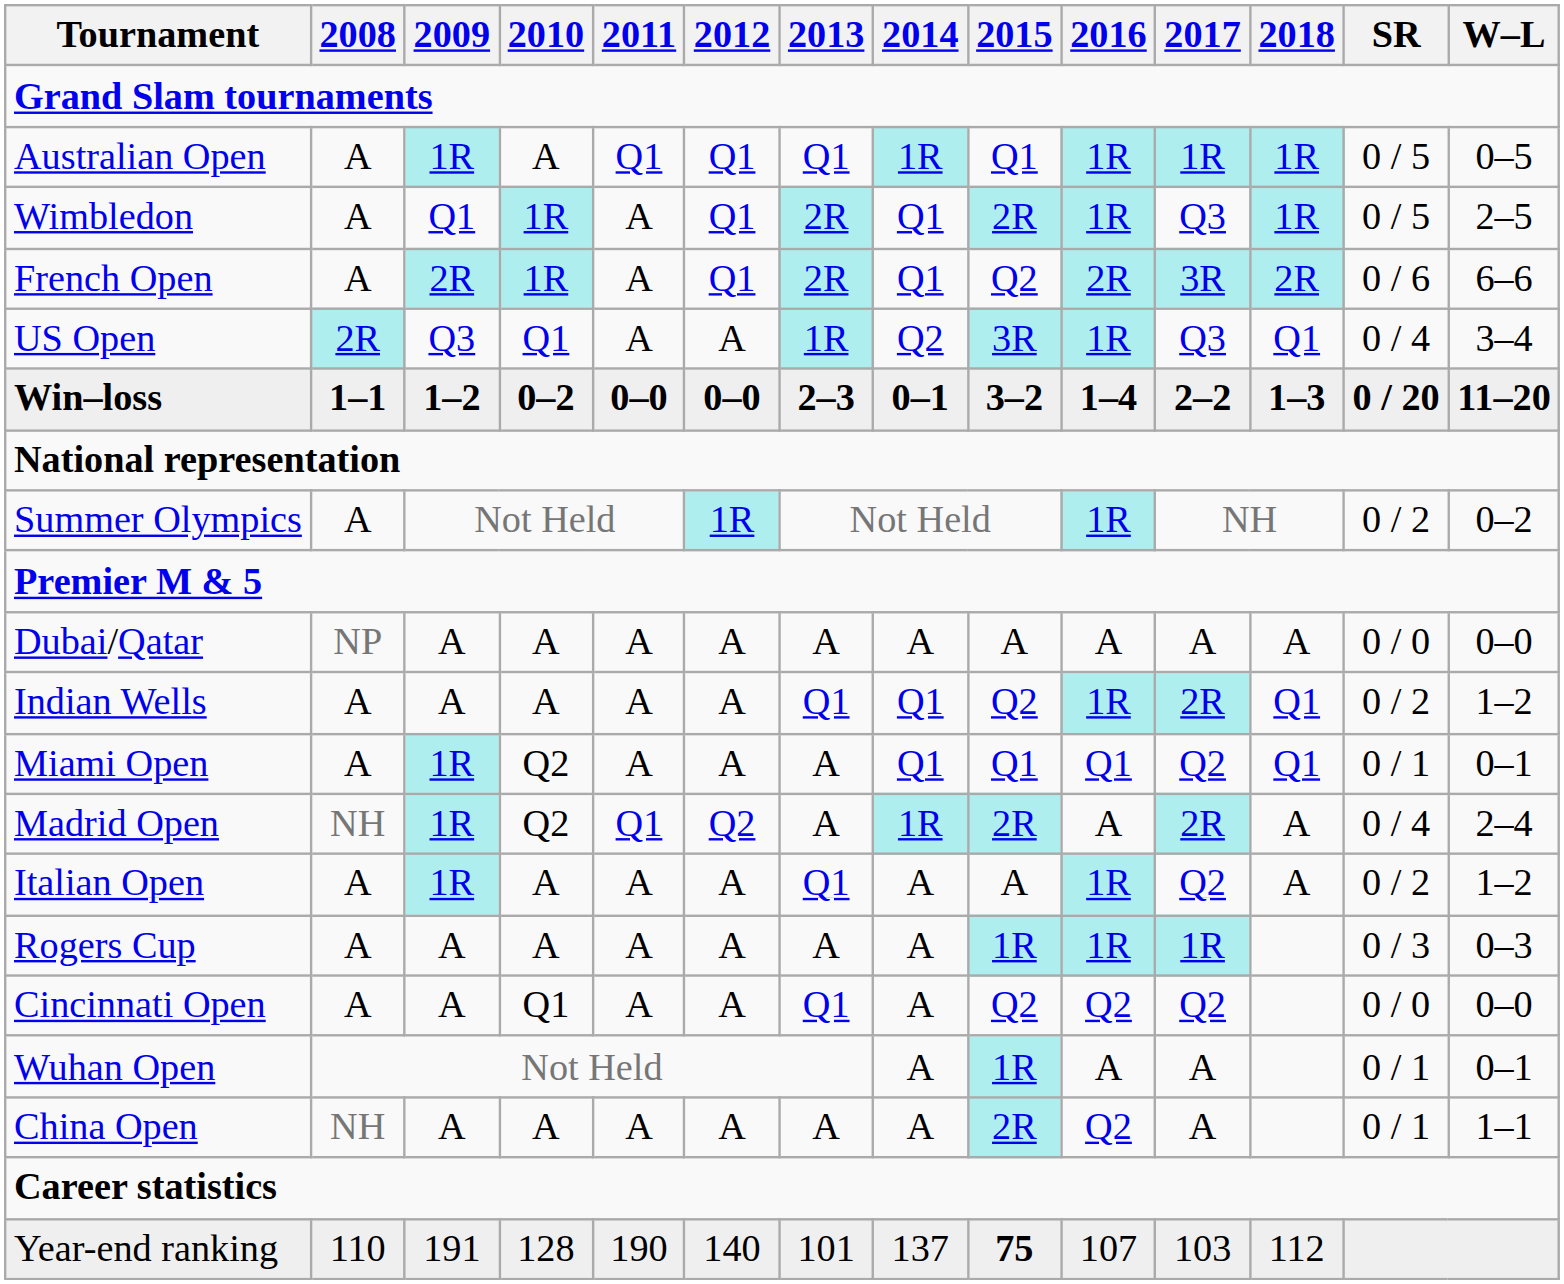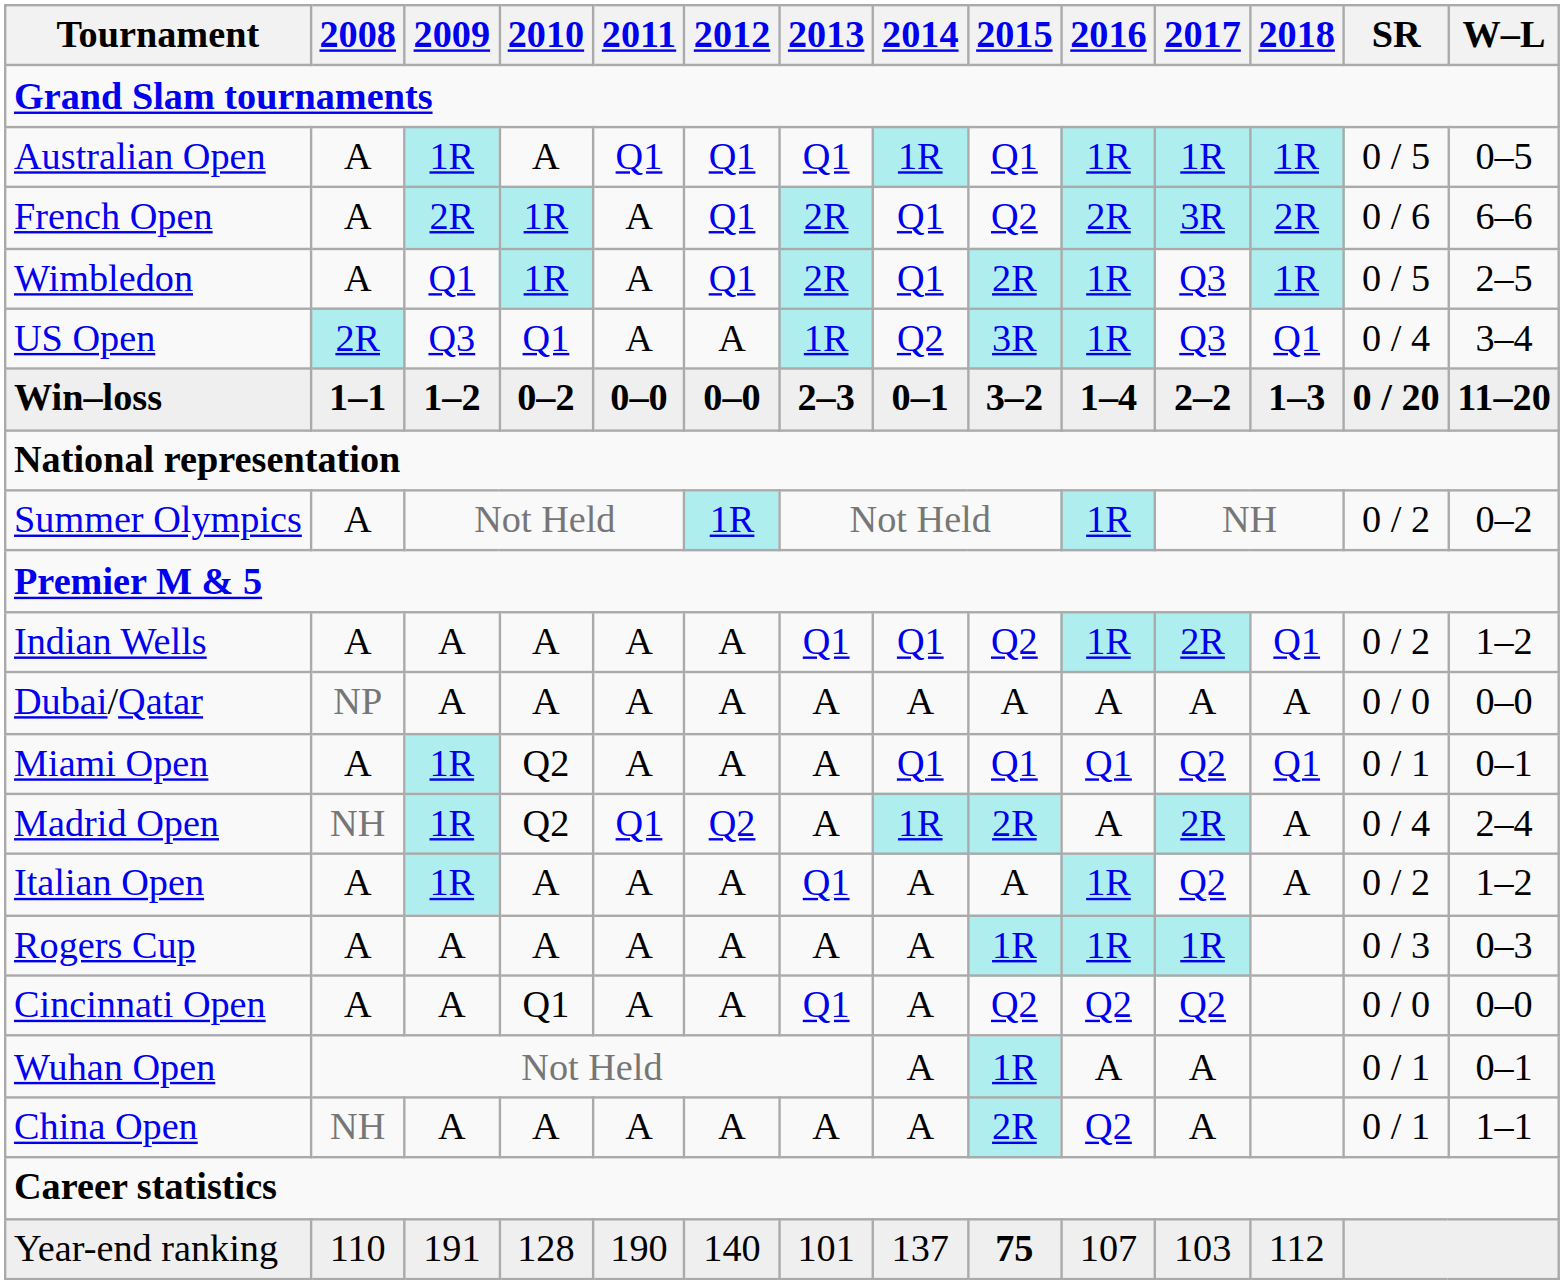rows swapped: (113, 277) <-> (104, 216)
rows swapped: (109, 641) <-> (110, 701)
